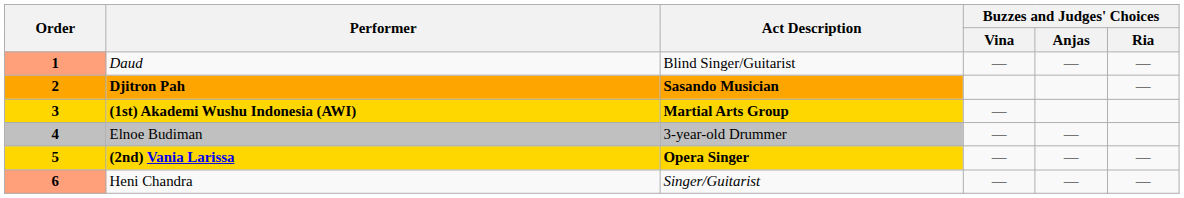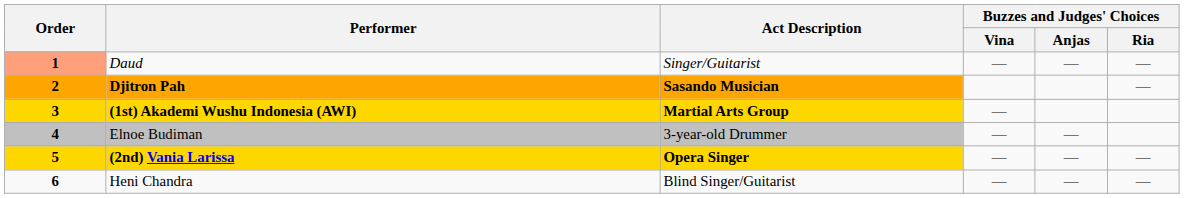(729, 63) Blind Singer/Guitarist -> (712, 63) Singer/Guitarist
(55, 181) lightsalmon background -> (55, 181) no background
(712, 181) Singer/Guitarist -> (729, 181) Blind Singer/Guitarist
